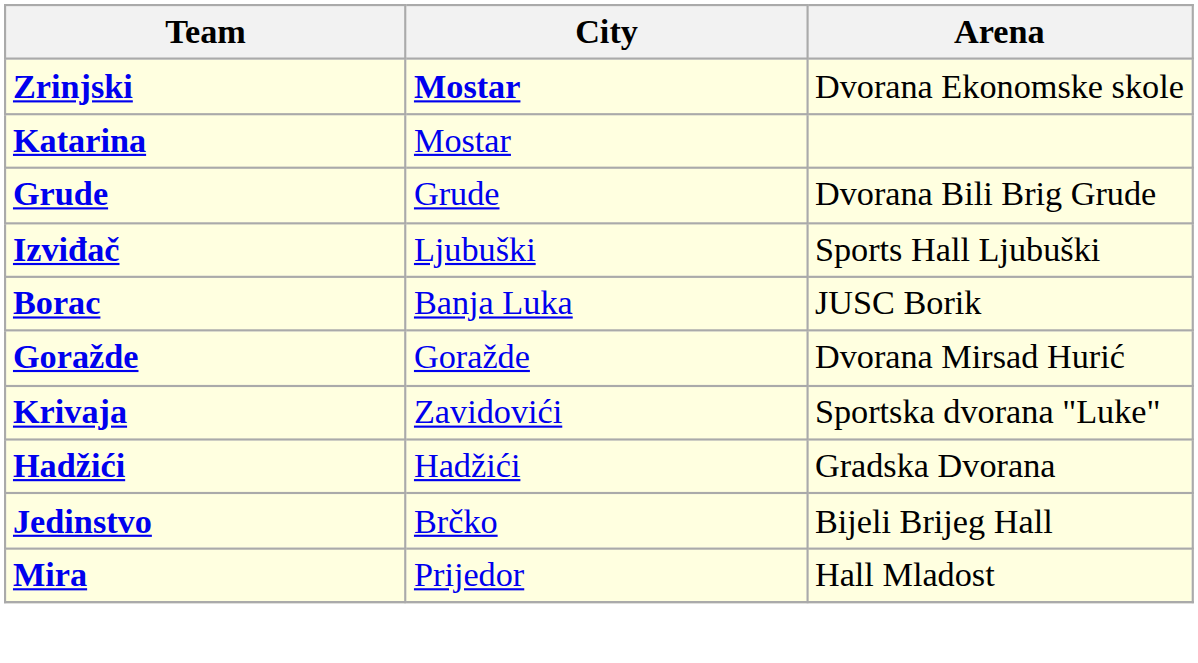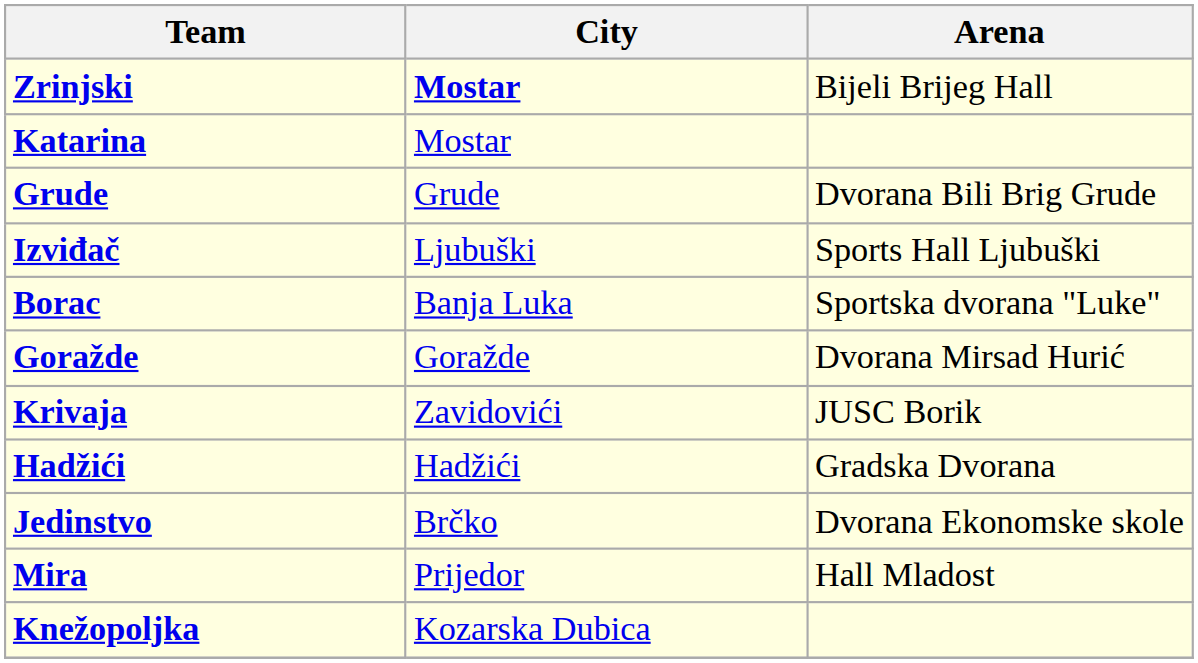(999, 85) Dvorana Ekonomske skole -> (934, 85) Bijeli Brijeg Hall
(898, 303) JUSC Borik -> (988, 303) Sportska dvorana "Luke"
(988, 411) Sportska dvorana "Luke" -> (898, 411) JUSC Borik
(934, 520) Bijeli Brijeg Hall -> (999, 520) Dvorana Ekonomske skole
+ row: (106, 628)
